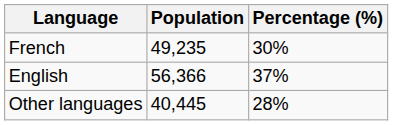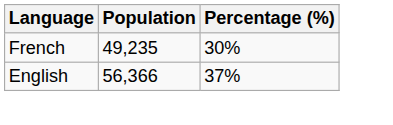- row: (76, 104)
